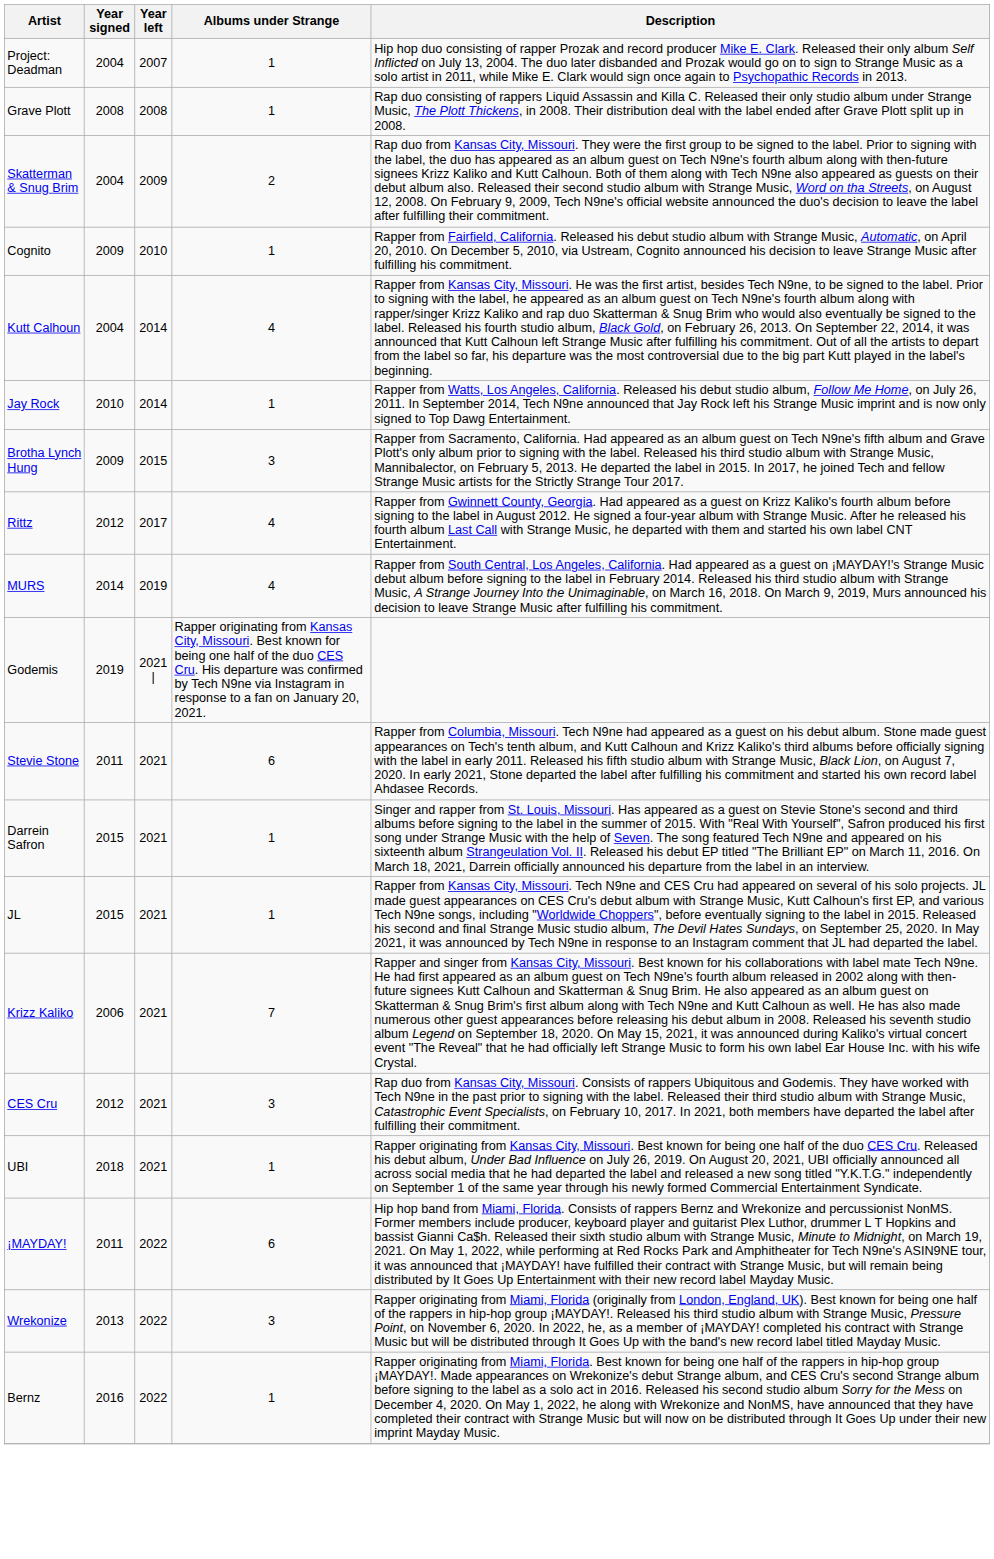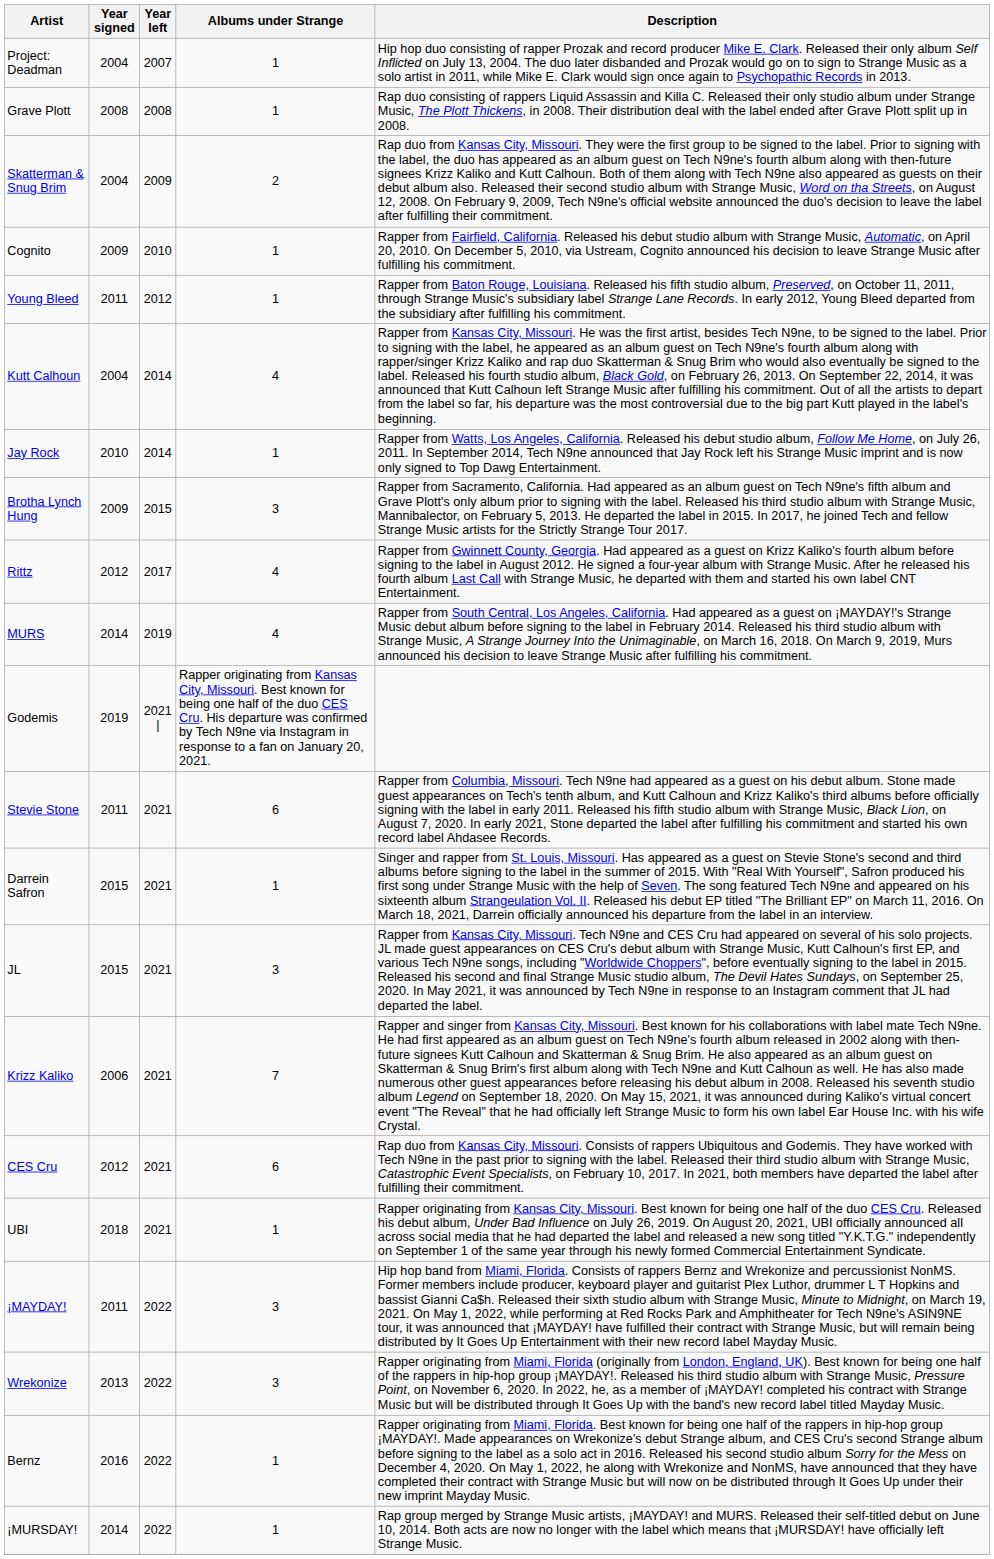+ row: (43, 299)
(271, 915) 1 -> (276, 970) 3
(271, 1104) 3 -> (276, 1167) 6
(271, 1244) 6 -> (276, 1306) 3
+ row: (42, 1530)
